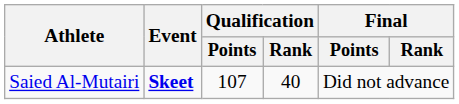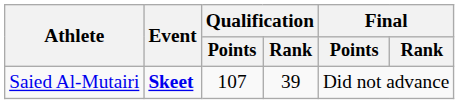(291, 82) 40 -> (291, 82) 39
